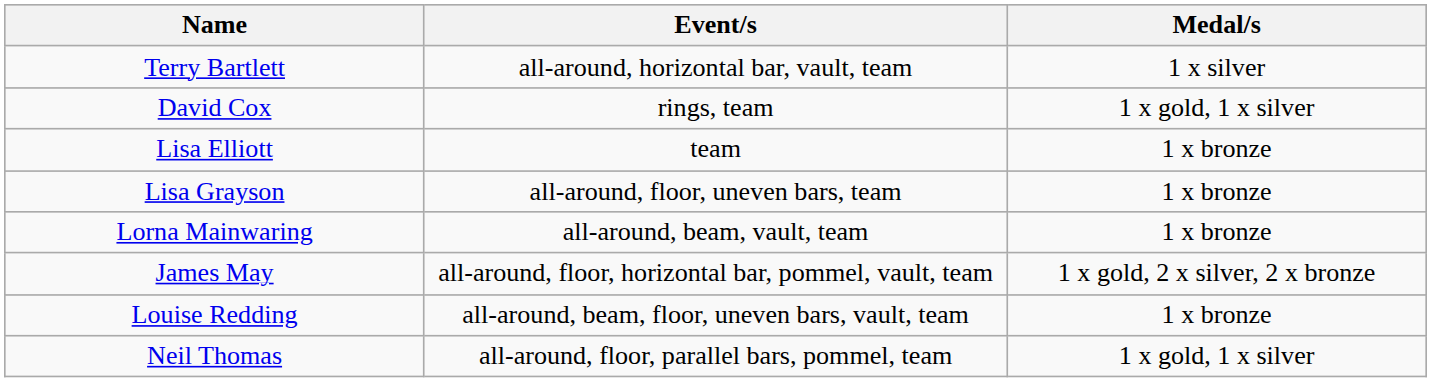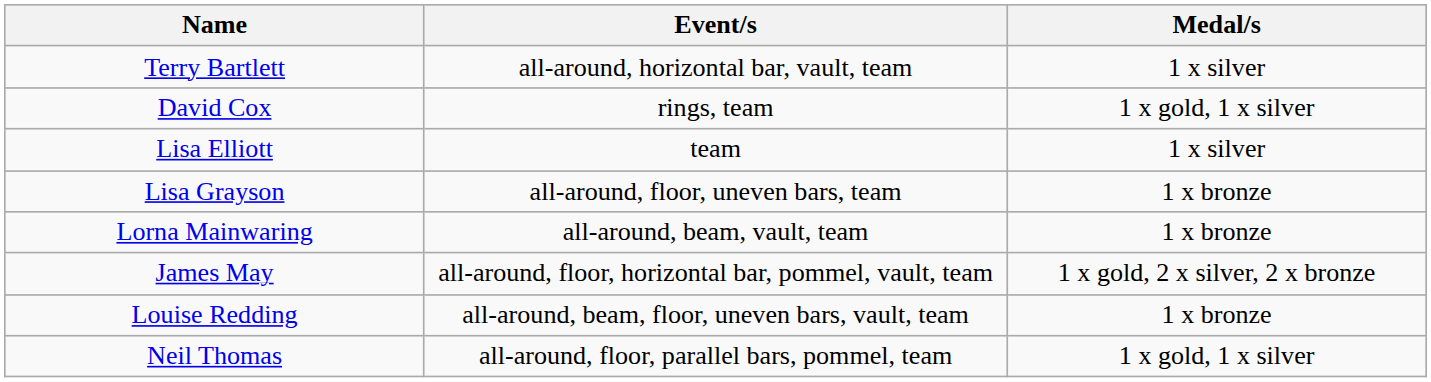(1217, 149) 1 x bronze -> (1217, 149) 1 x silver
